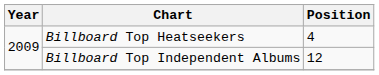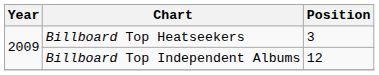(311, 37) 4 -> (311, 37) 3
